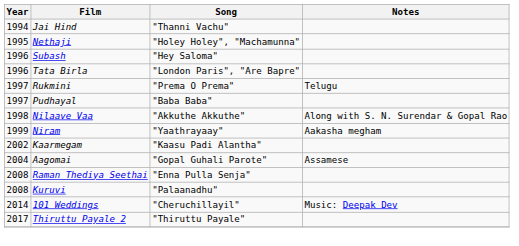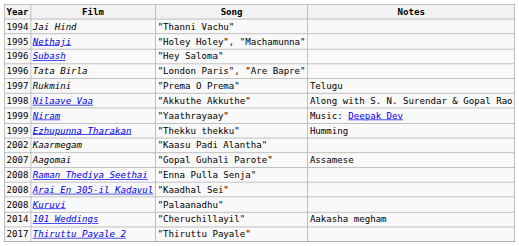- row: (55, 101)
(343, 130) Aakasha megham -> (356, 116) Music: Deepak Dev
+ row: (82, 130)
(17, 160) 2004 -> (17, 160) 2007
+ row: (93, 190)
(351, 205) Music: Deepak Dev -> (348, 219) Aakasha megham
